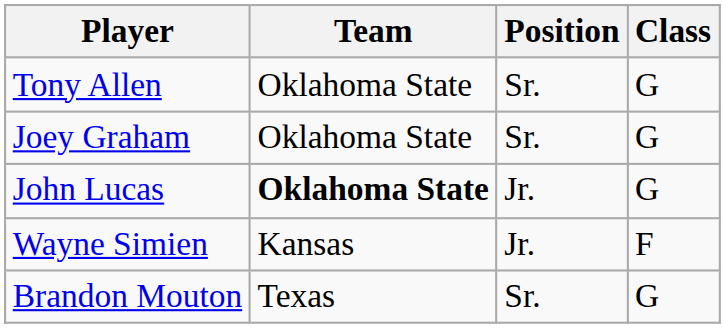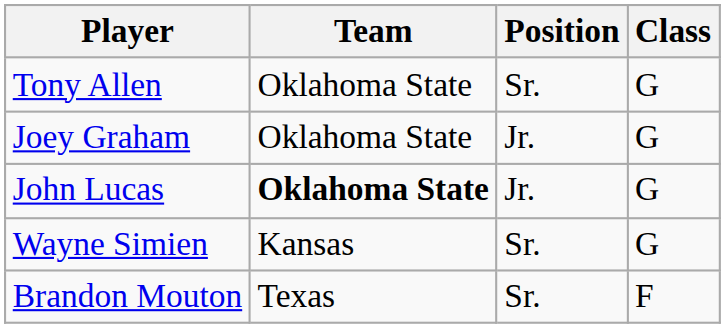(522, 137) Sr. -> (520, 137) Jr.
(520, 243) Jr. -> (522, 243) Sr.
(644, 243) F -> (647, 243) G
(647, 296) G -> (644, 296) F
